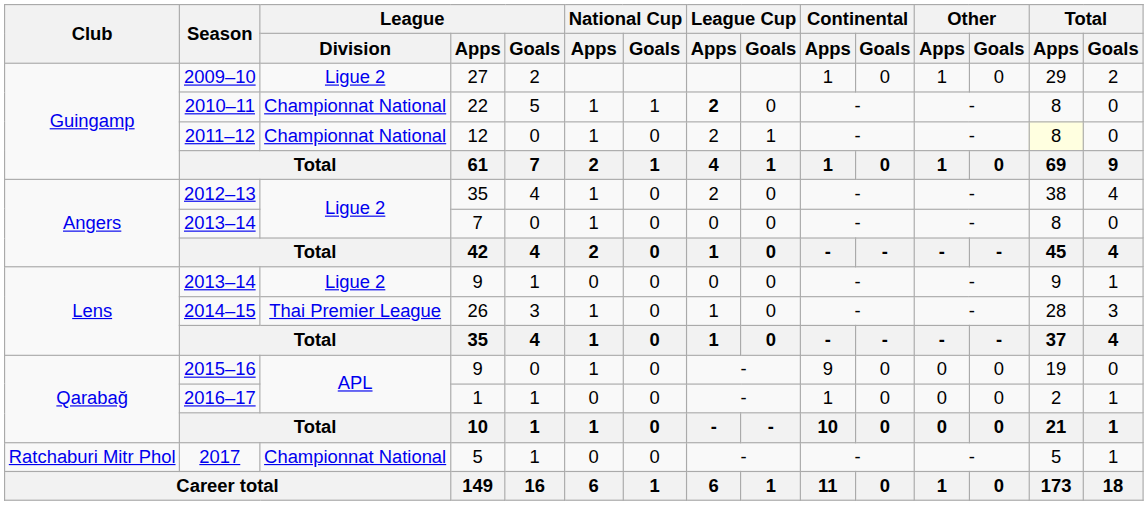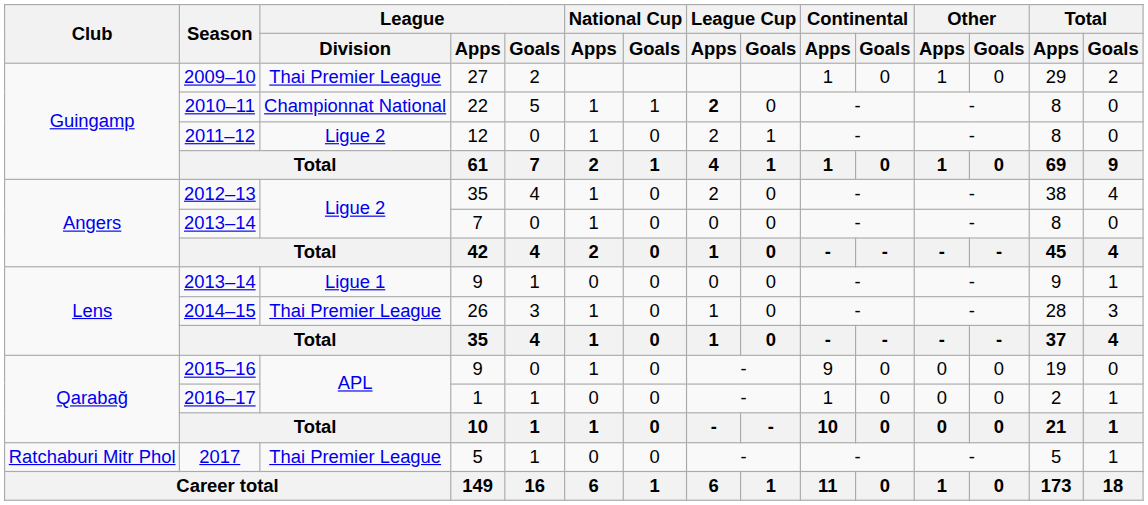(355, 77) Ligue 2 -> (355, 77) Thai Premier League
(355, 135) Championnat National -> (355, 135) Ligue 2
(1056, 135) lightyellow background -> (1056, 135) no background
(355, 281) Ligue 2 -> (355, 281) Ligue 1
(355, 456) Championnat National -> (355, 456) Thai Premier League
